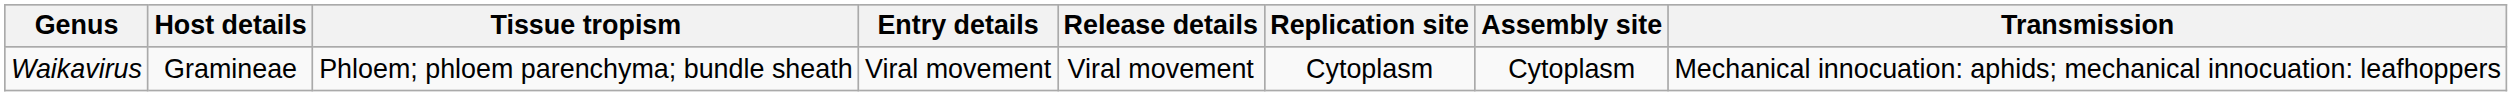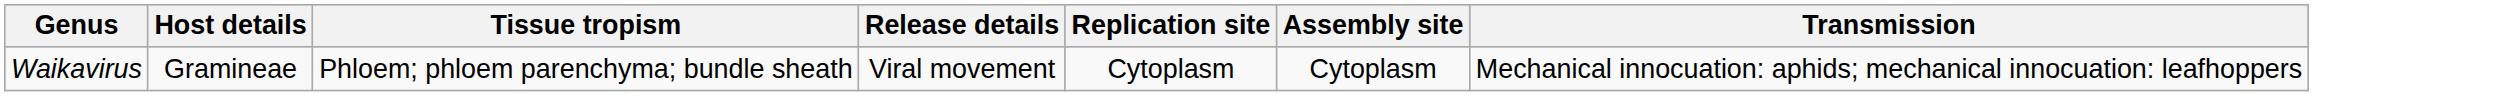- column: (958, 25)
